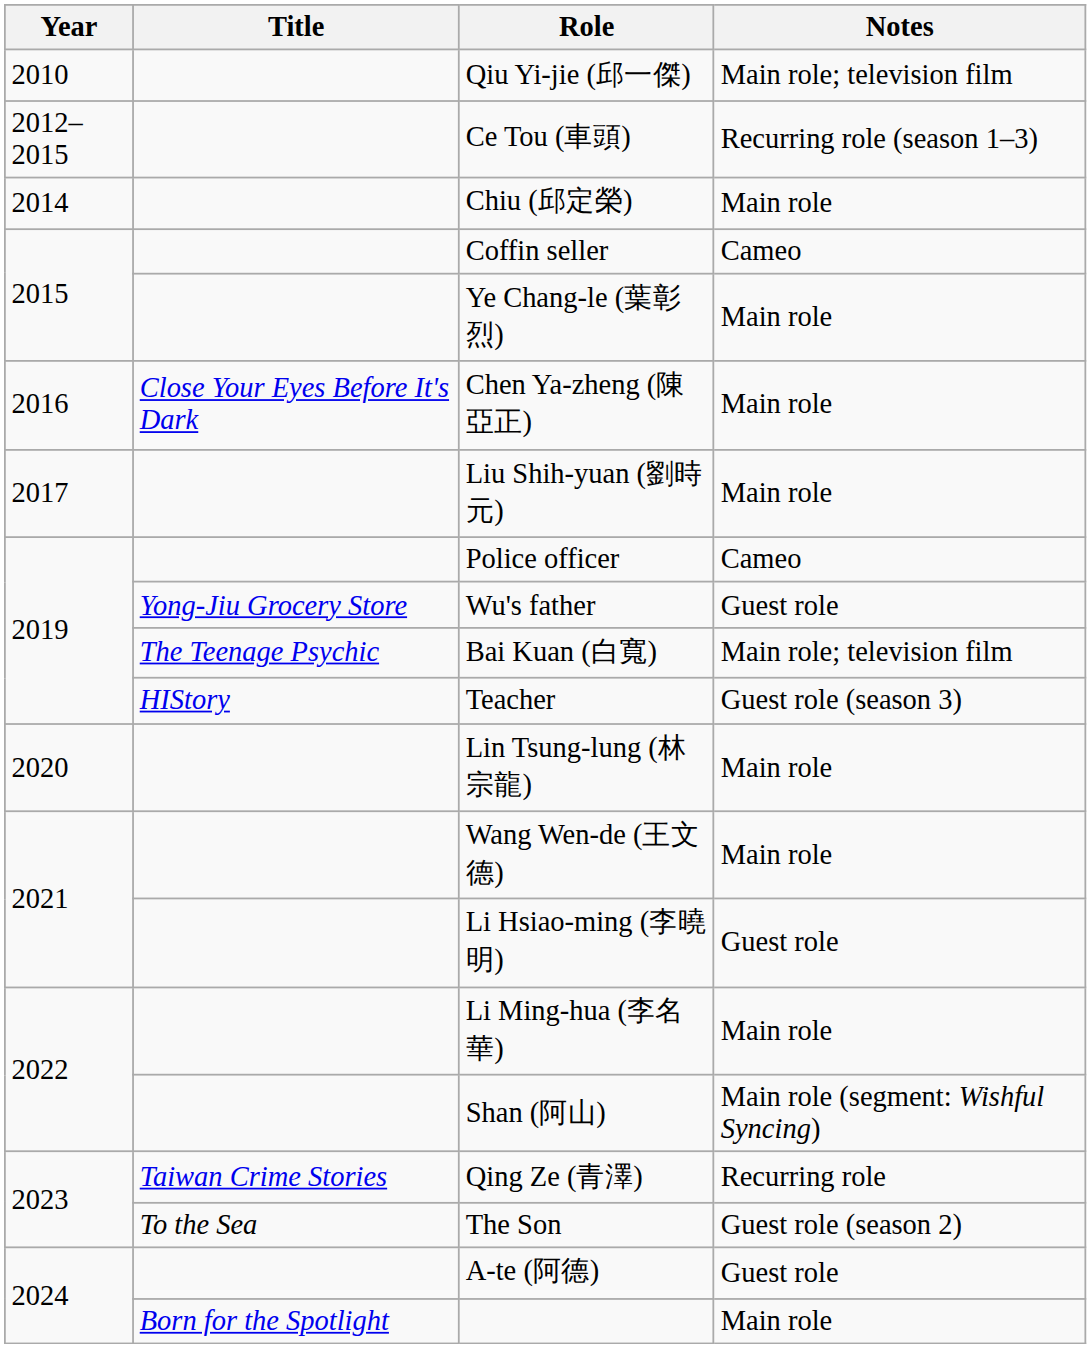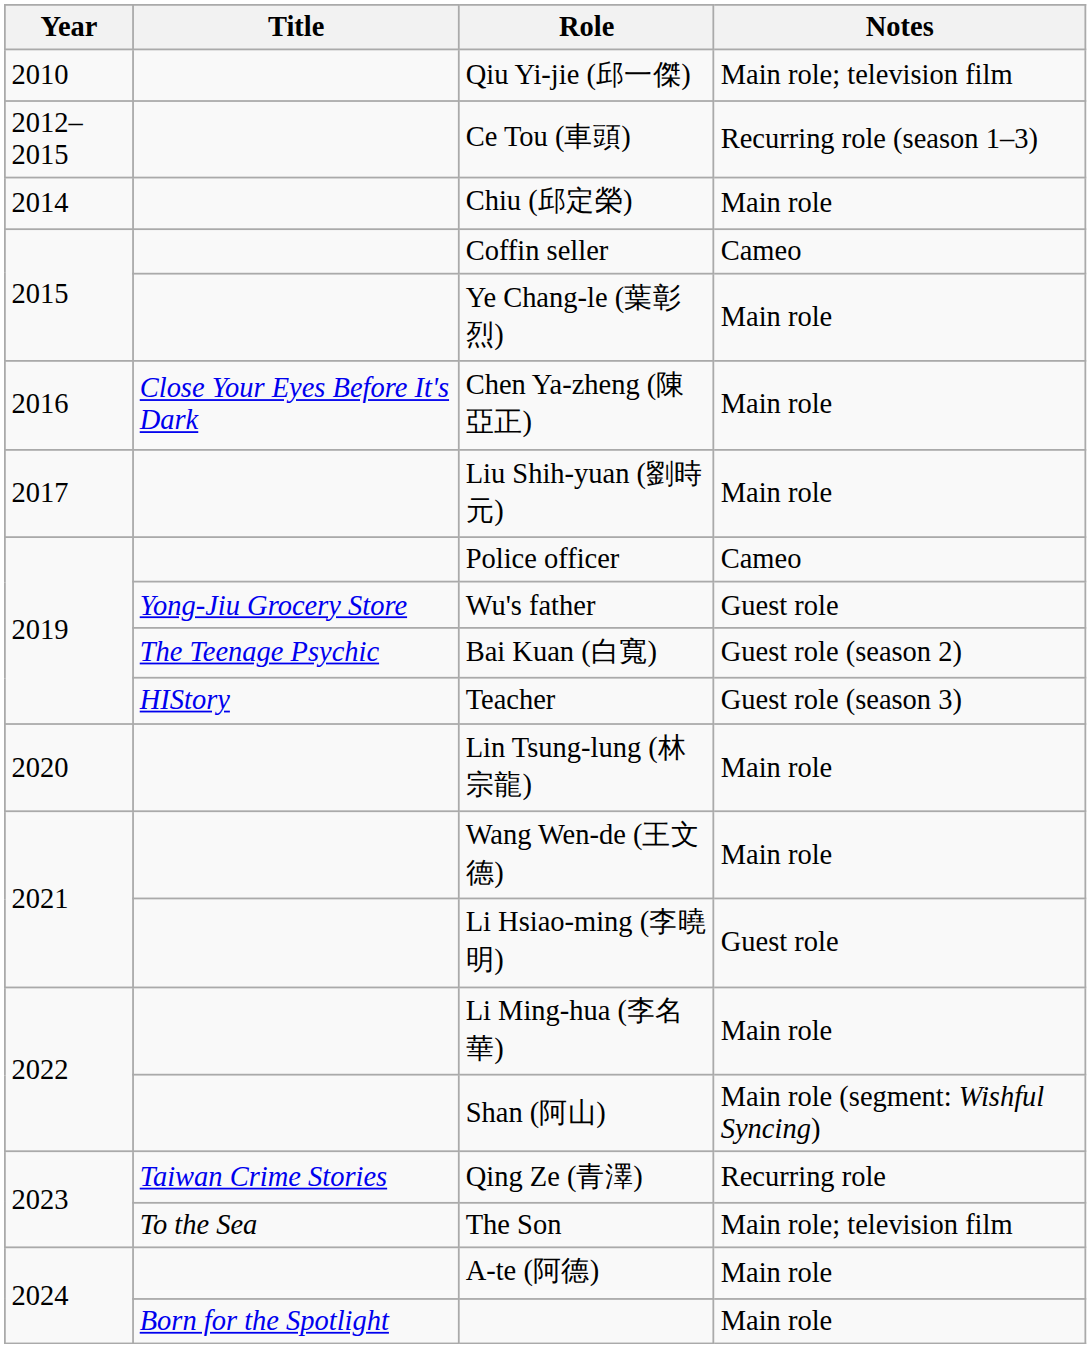(867, 652) Main role; television film -> (841, 652) Guest role (season 2)
(841, 1224) Guest role (season 2) -> (867, 1224) Main role; television film
(780, 1272) Guest role -> (776, 1272) Main role
